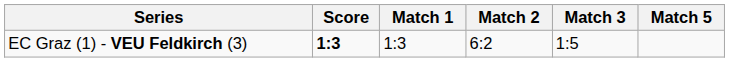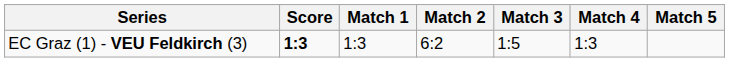+ column: (609, 17)
